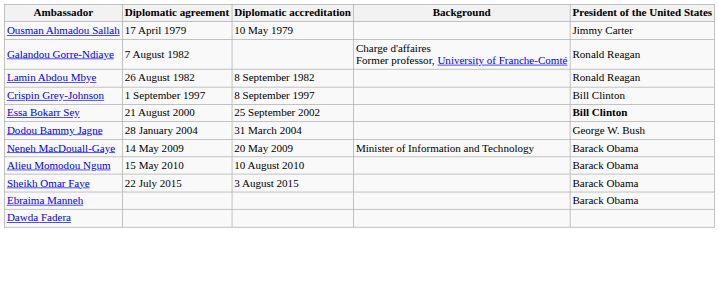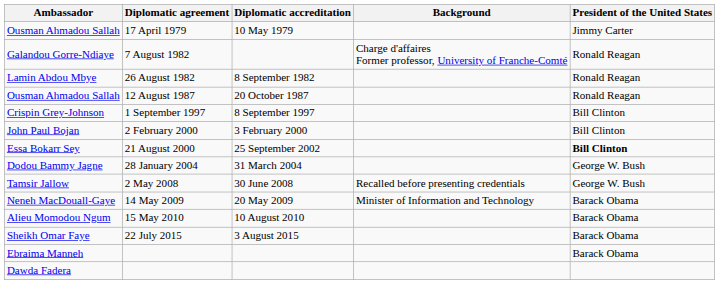+ row: (63, 95)
+ row: (43, 130)
+ row: (38, 183)
